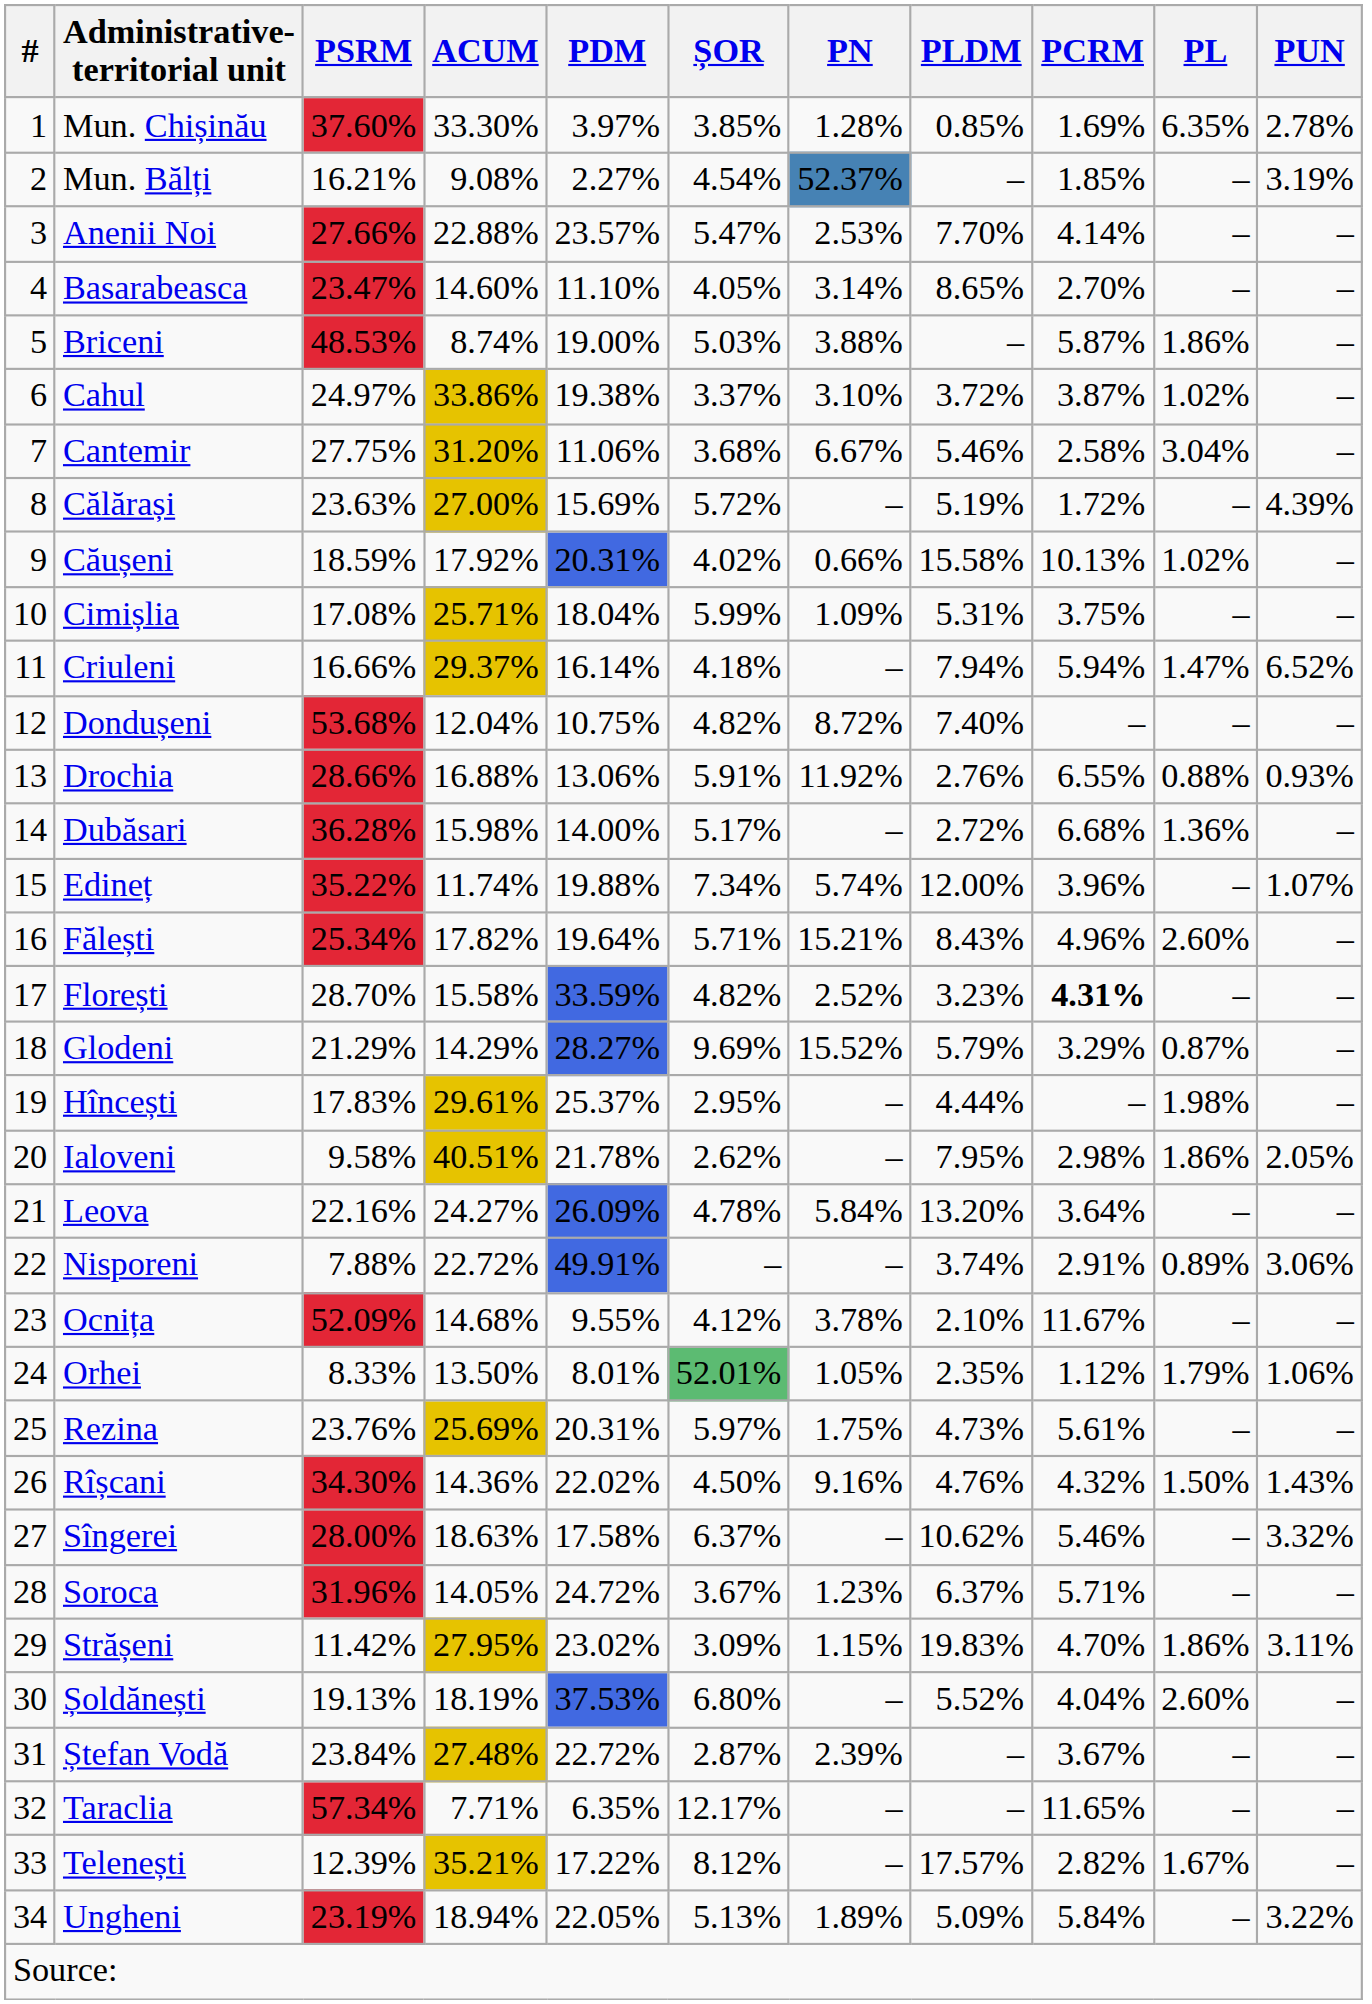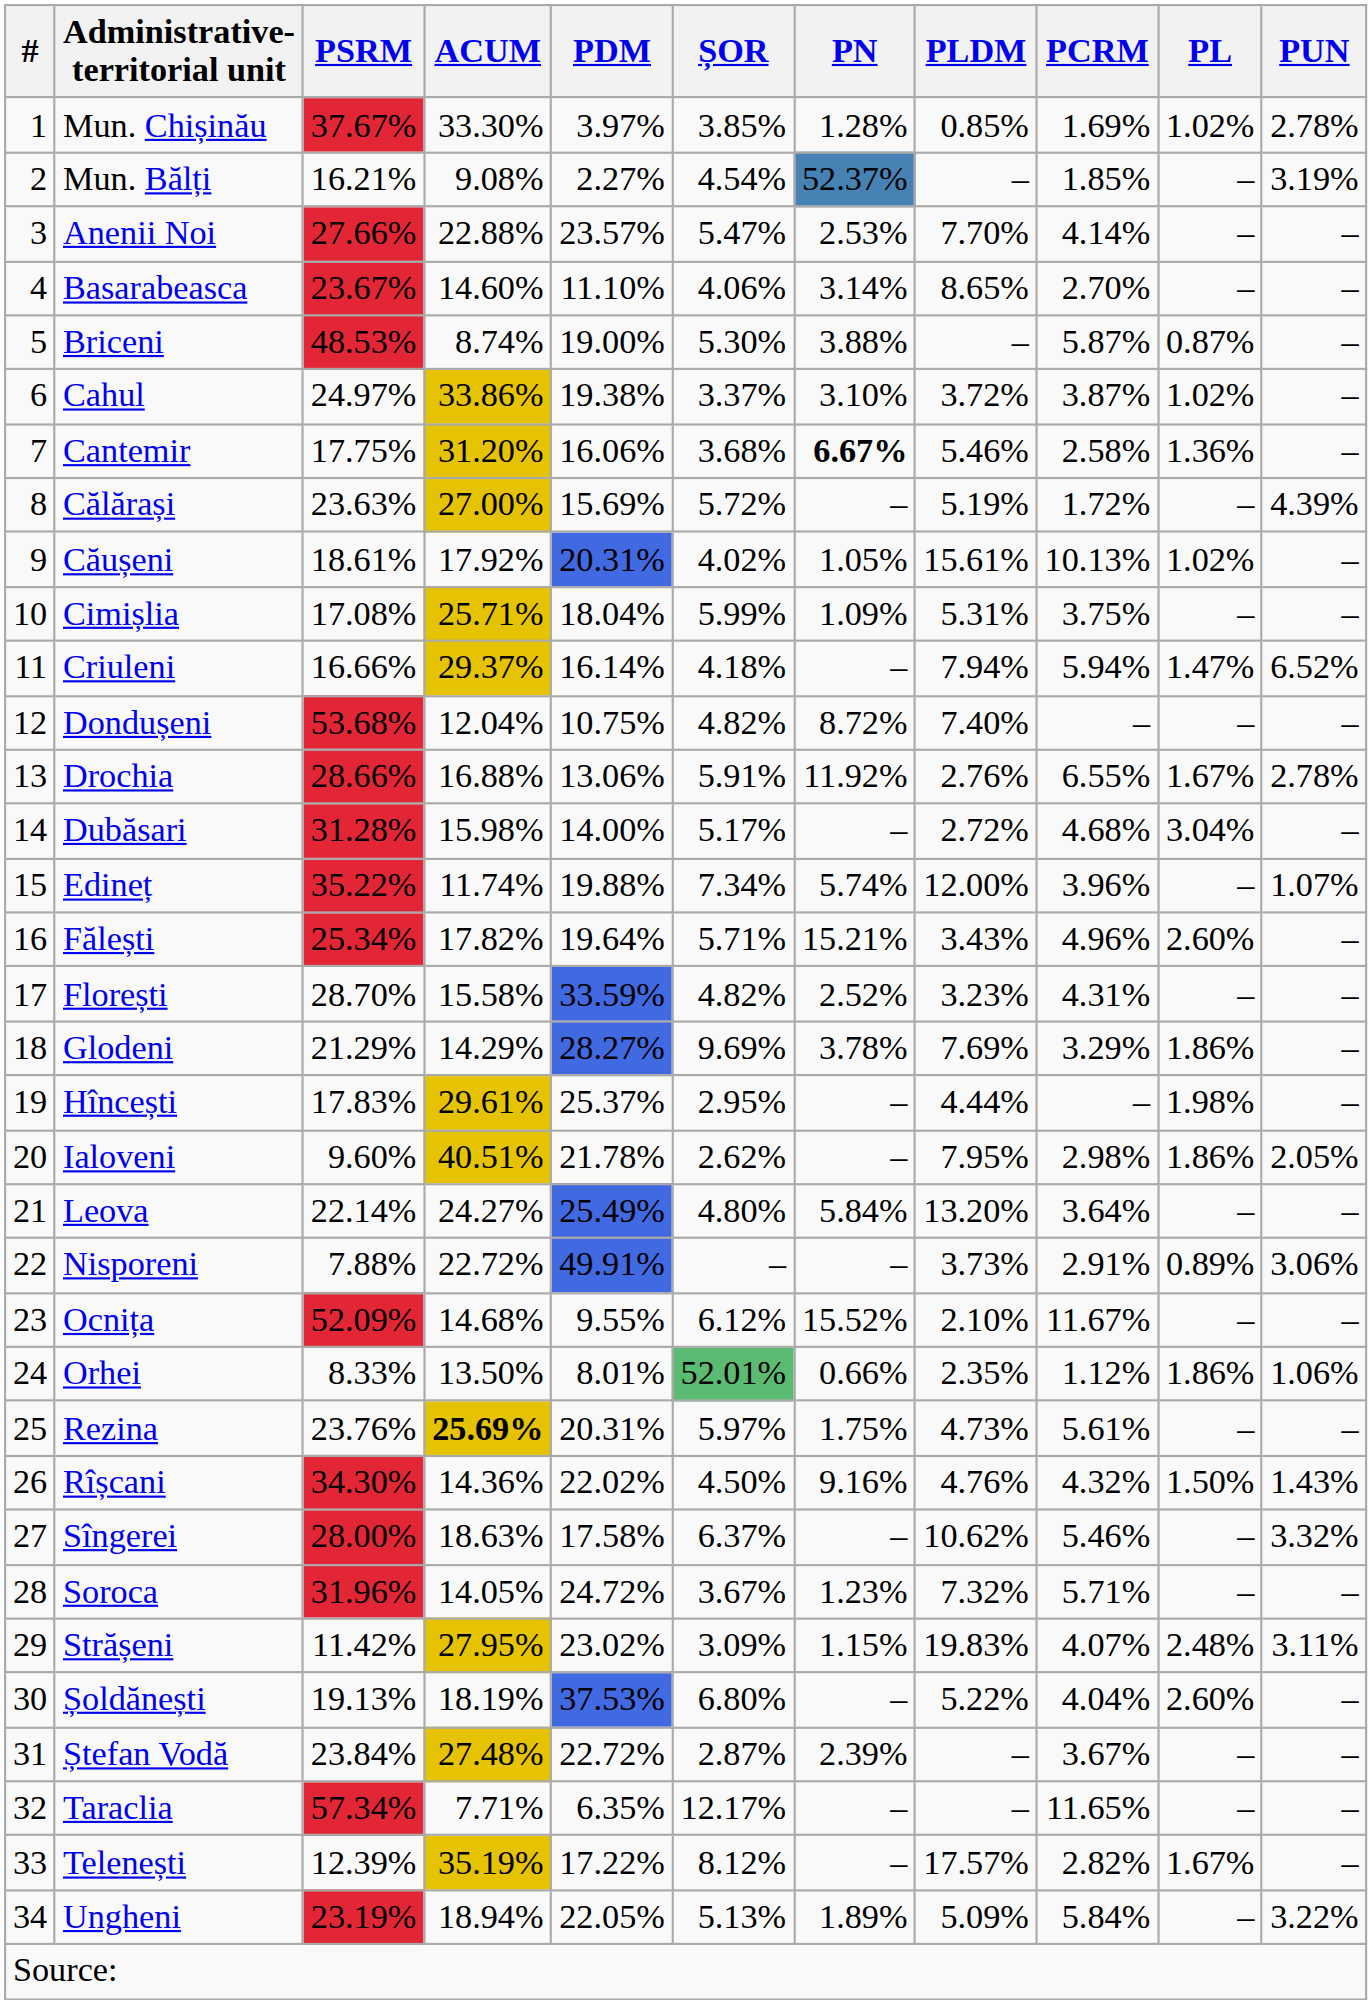(364, 124) 37.60% -> (364, 124) 37.67%
(1205, 124) 6.35% -> (1210, 124) 1.02%
(364, 287) 23.47% -> (364, 287) 23.67%
(737, 287) 4.05% -> (742, 287) 4.06%
(737, 341) 5.03% -> (742, 341) 5.30%
(1205, 341) 1.86% -> (1210, 341) 0.87%
(364, 450) 27.75% -> (364, 450) 17.75%
(608, 450) 11.06% -> (612, 450) 16.06%
(858, 450) normal -> (860, 450) bold
(1205, 450) 3.04% -> (1210, 450) 1.36%
(364, 558) 18.59% -> (364, 558) 18.61%
(858, 558) 0.66% -> (863, 558) 1.05%
(971, 558) 15.58% -> (976, 558) 15.61%
(1205, 776) 0.88% -> (1210, 776) 1.67%
(1310, 776) 0.93% -> (1314, 776) 2.78%
(364, 830) 36.28% -> (364, 830) 31.28%
(1101, 830) 6.68% -> (1106, 830) 4.68%
(1205, 830) 1.36% -> (1210, 830) 3.04%
(980, 939) 8.43% -> (985, 939) 3.43%
(1098, 993) bold -> (1106, 993) normal
(850, 1047) 15.52% -> (863, 1047) 3.78%
(980, 1047) 5.79% -> (985, 1047) 7.69%
(1205, 1047) 0.87% -> (1210, 1047) 1.86%
(372, 1156) 9.58% -> (372, 1156) 9.60%
(364, 1210) 22.16% -> (364, 1210) 22.14%
(607, 1210) 26.09% -> (612, 1210) 25.49%
(737, 1210) 4.78% -> (742, 1210) 4.80%
(980, 1264) 3.74% -> (985, 1264) 3.73%
(737, 1319) 4.12% -> (742, 1319) 6.12%
(858, 1319) 3.78% -> (855, 1319) 15.52%
(858, 1373) 1.05% -> (863, 1373) 0.66%
(1205, 1373) 1.79% -> (1210, 1373) 1.86%
(486, 1427) normal -> (488, 1427) bold
(980, 1590) 6.37% -> (985, 1590) 7.32%
(1101, 1644) 4.70% -> (1106, 1644) 4.07%
(1205, 1644) 1.86% -> (1210, 1644) 2.48%
(980, 1699) 5.52% -> (985, 1699) 5.22%
(486, 1862) 35.21% -> (491, 1862) 35.19%
